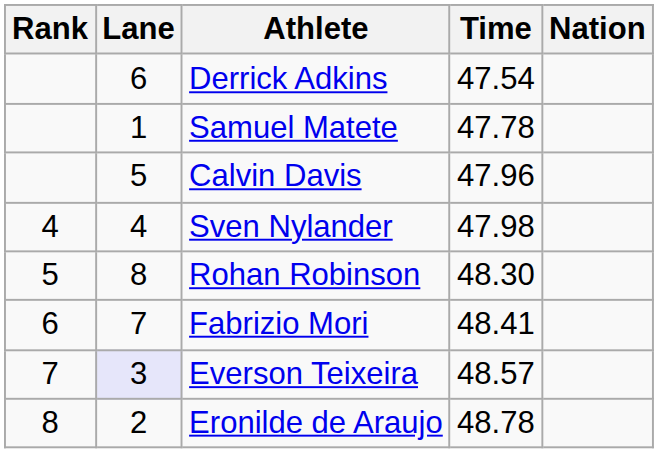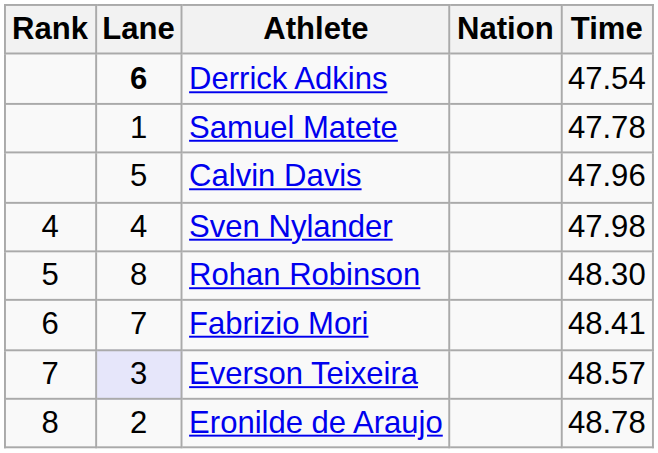columns swapped: (597, 29) <-> (496, 29)
(139, 78) normal -> (139, 78) bold
